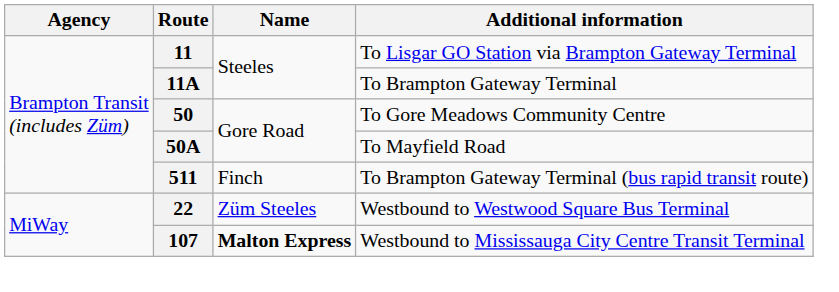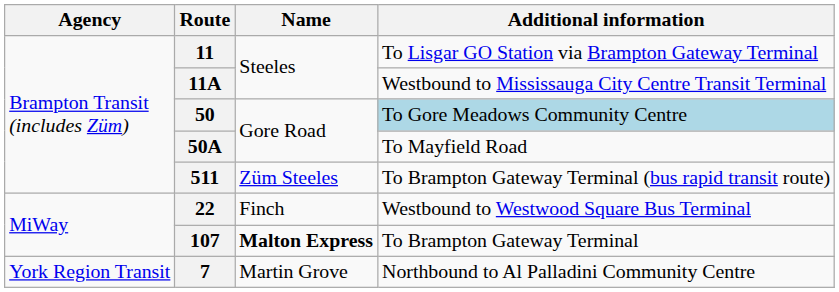(489, 83) To Brampton Gateway Terminal -> (604, 83) Westbound to Mississauga City Centre Transit Terminal
(513, 114) no background -> (535, 114) lightblue background
(240, 177) Finch -> (289, 177) Züm Steeles
(267, 209) Züm Steeles -> (262, 209) Finch
(582, 240) Westbound to Mississauga City Centre Transit Terminal -> (510, 240) To Brampton Gateway Terminal
+ row: (205, 271)
